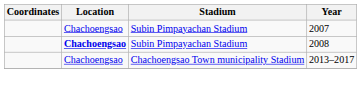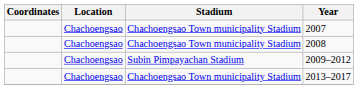(189, 28) Subin Pimpayachan Stadium -> (214, 28) Chachoengsao Town municipality Stadium
(95, 44) bold -> (93, 44) normal
(189, 44) Subin Pimpayachan Stadium -> (214, 44) Chachoengsao Town municipality Stadium
+ row: (328, 60)
